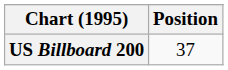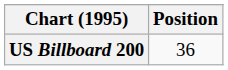(185, 49) 37 -> (185, 49) 36
